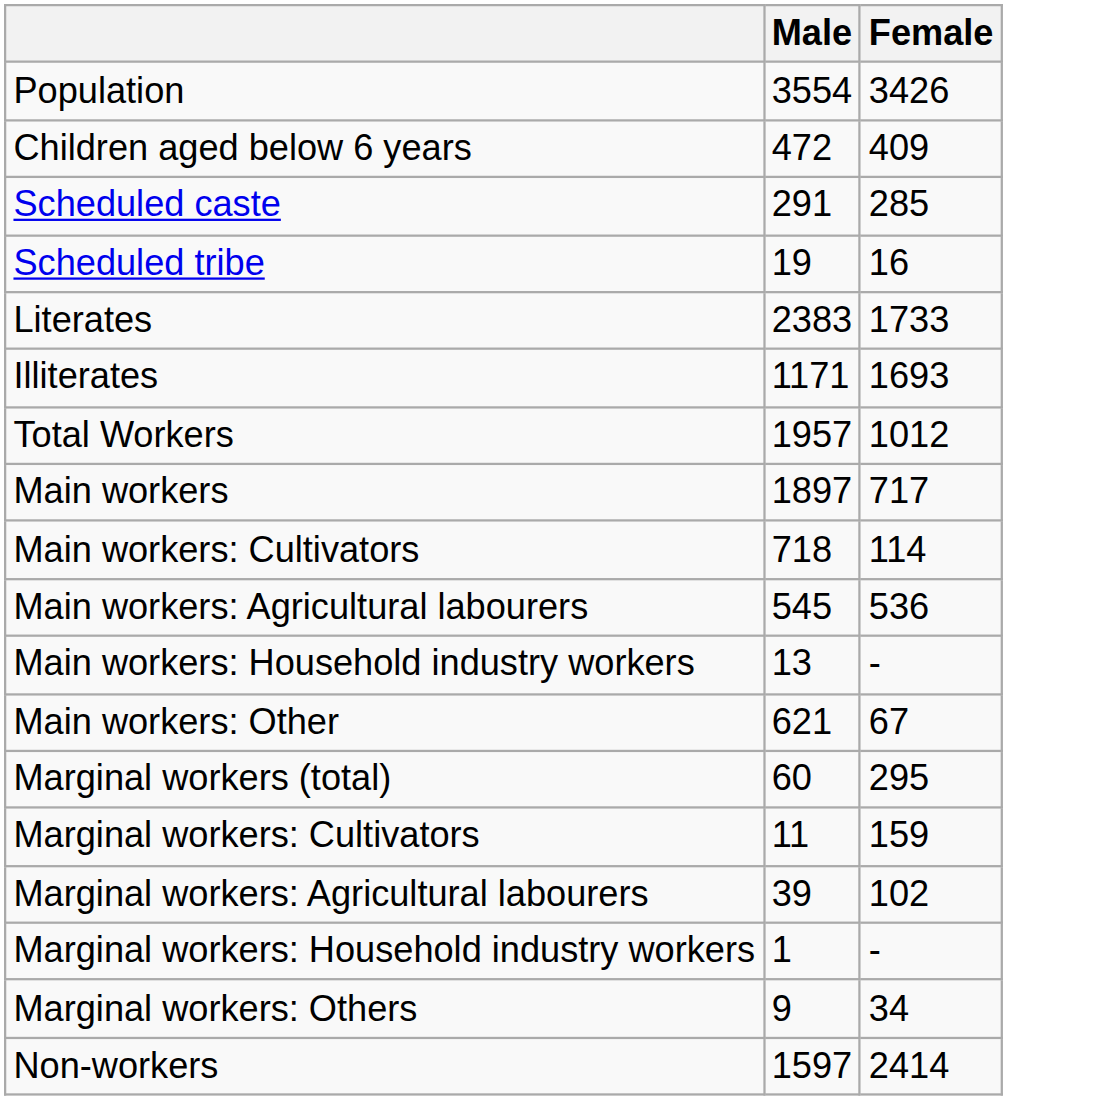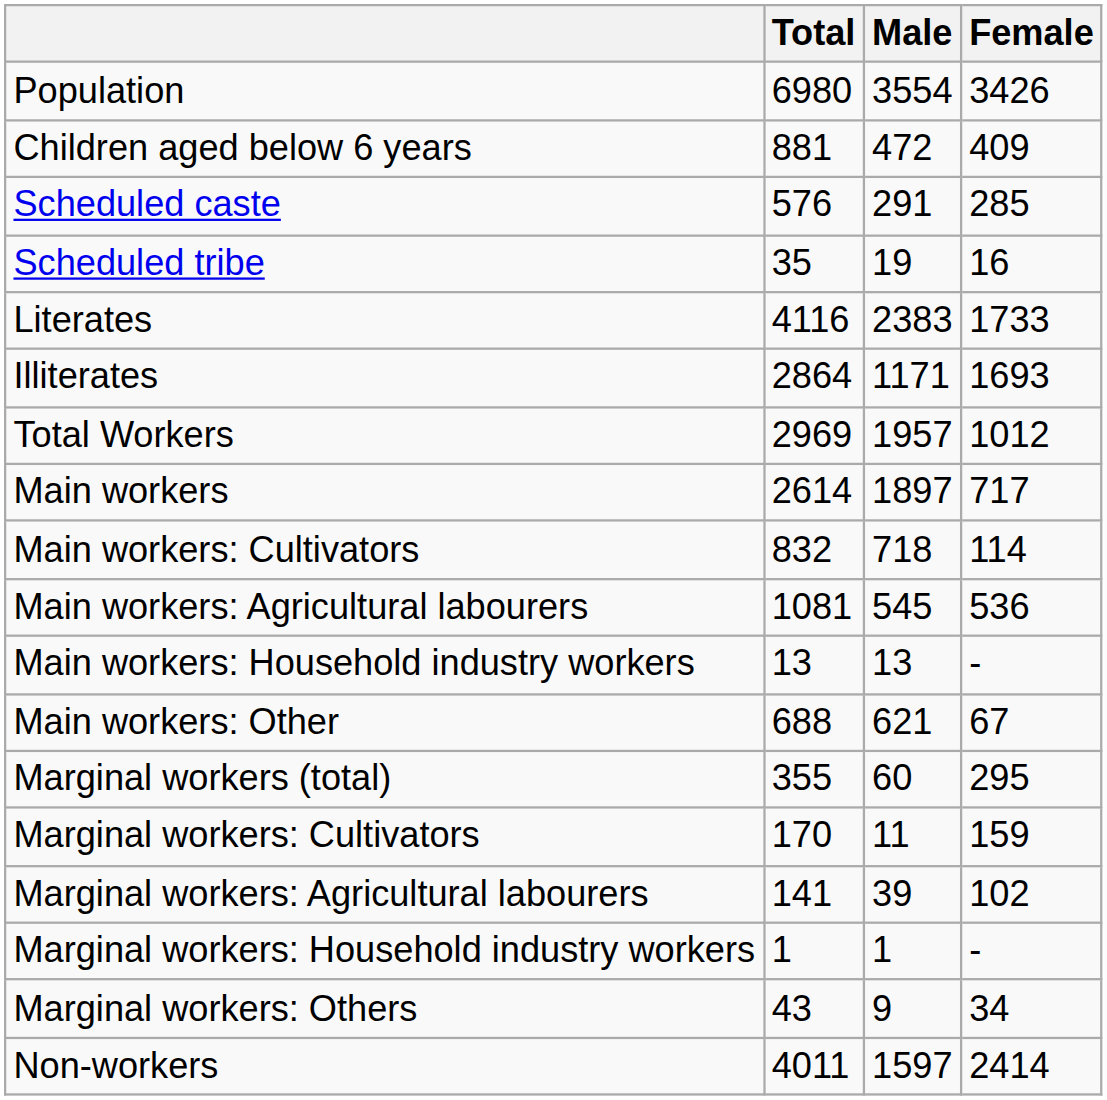+ column: (814, 33)
